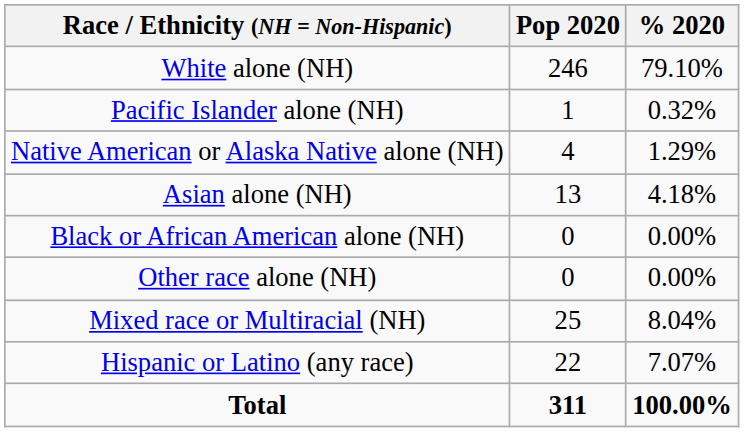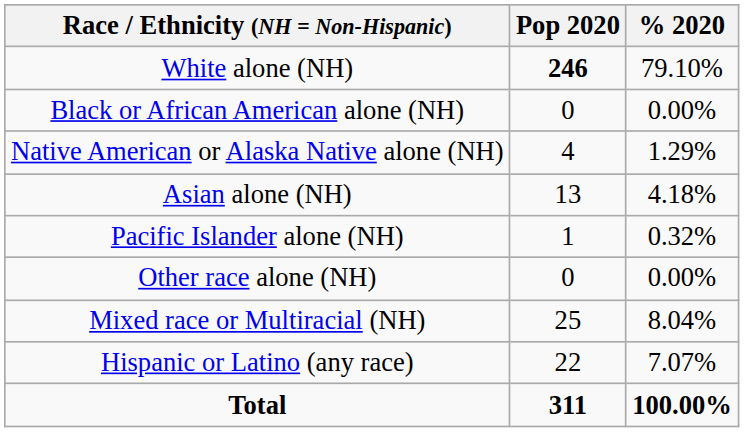(568, 67) normal -> (568, 67) bold
rows swapped: (257, 236) <-> (257, 109)
